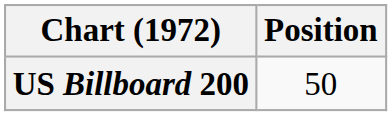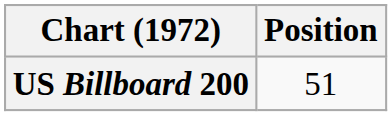(321, 82) 50 -> (321, 82) 51
